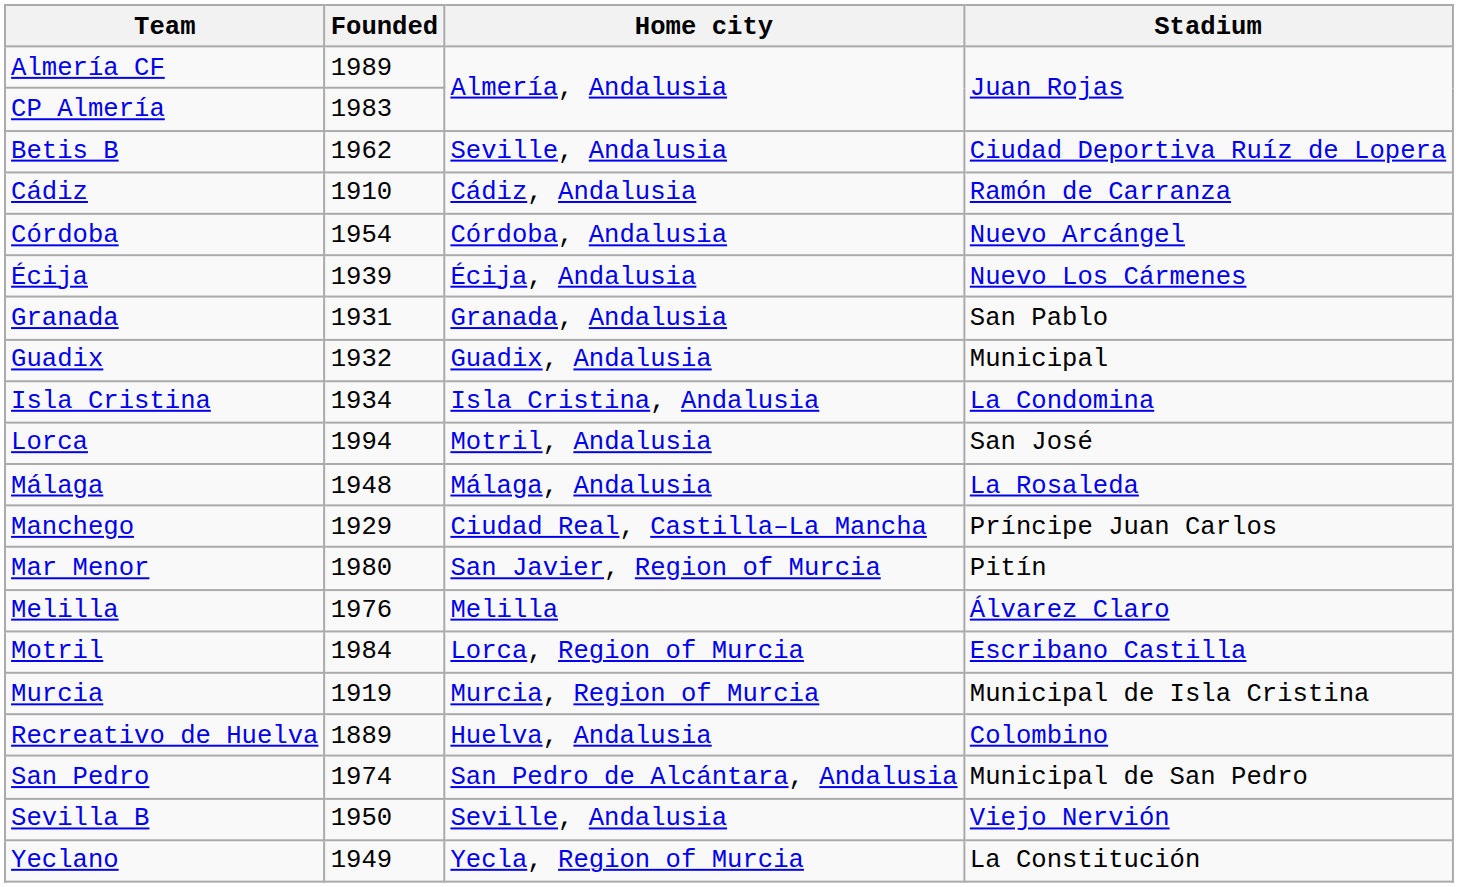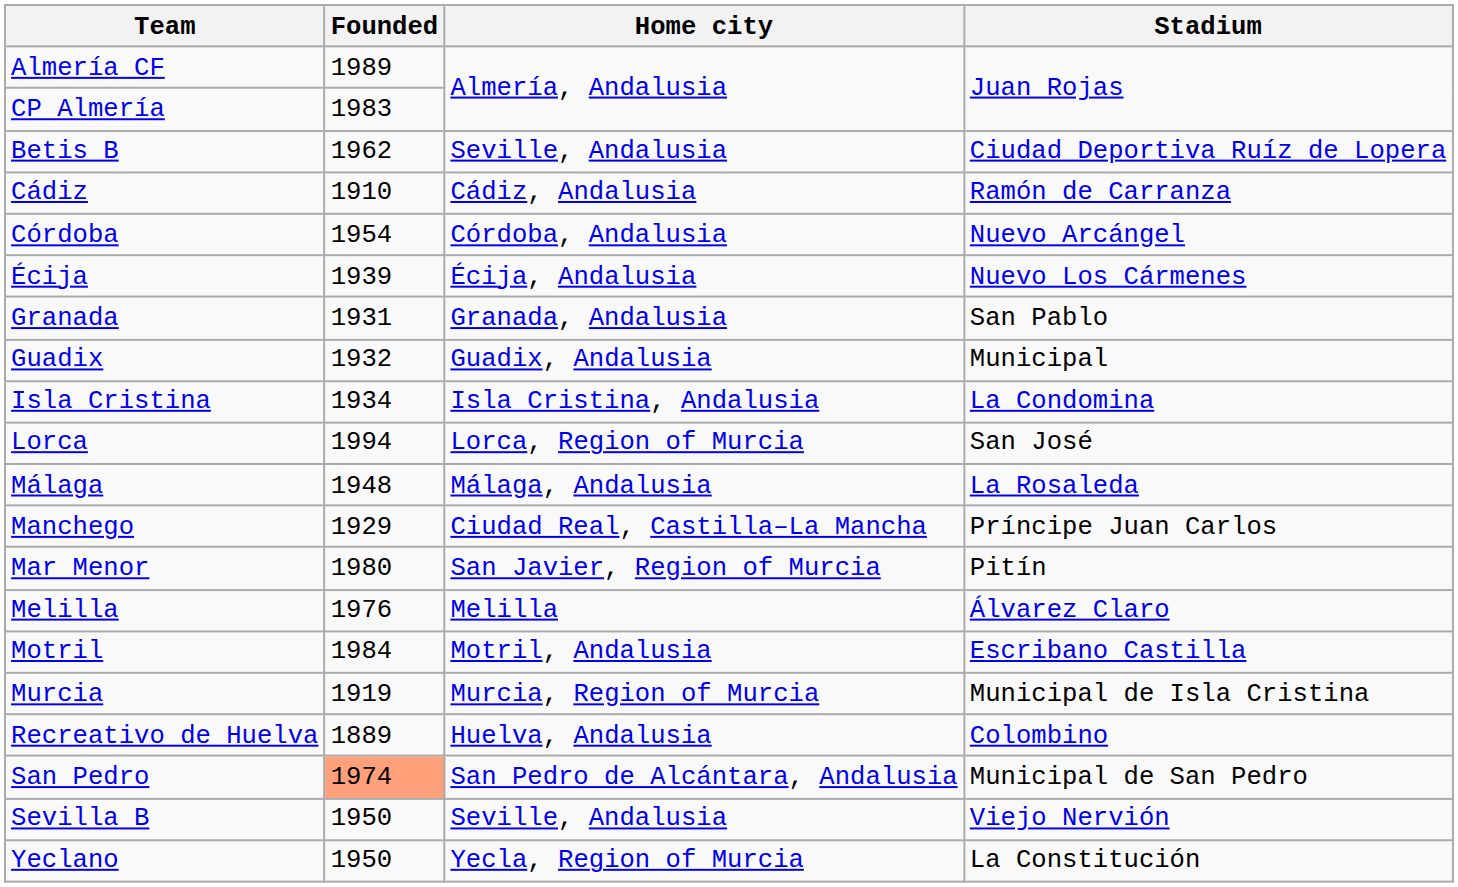(581, 443) Motril, Andalusia -> (627, 443) Lorca, Region of Murcia
(627, 652) Lorca, Region of Murcia -> (581, 652) Motril, Andalusia
(361, 777) no background -> (361, 777) lightsalmon background
(361, 861) 1949 -> (361, 861) 1950
